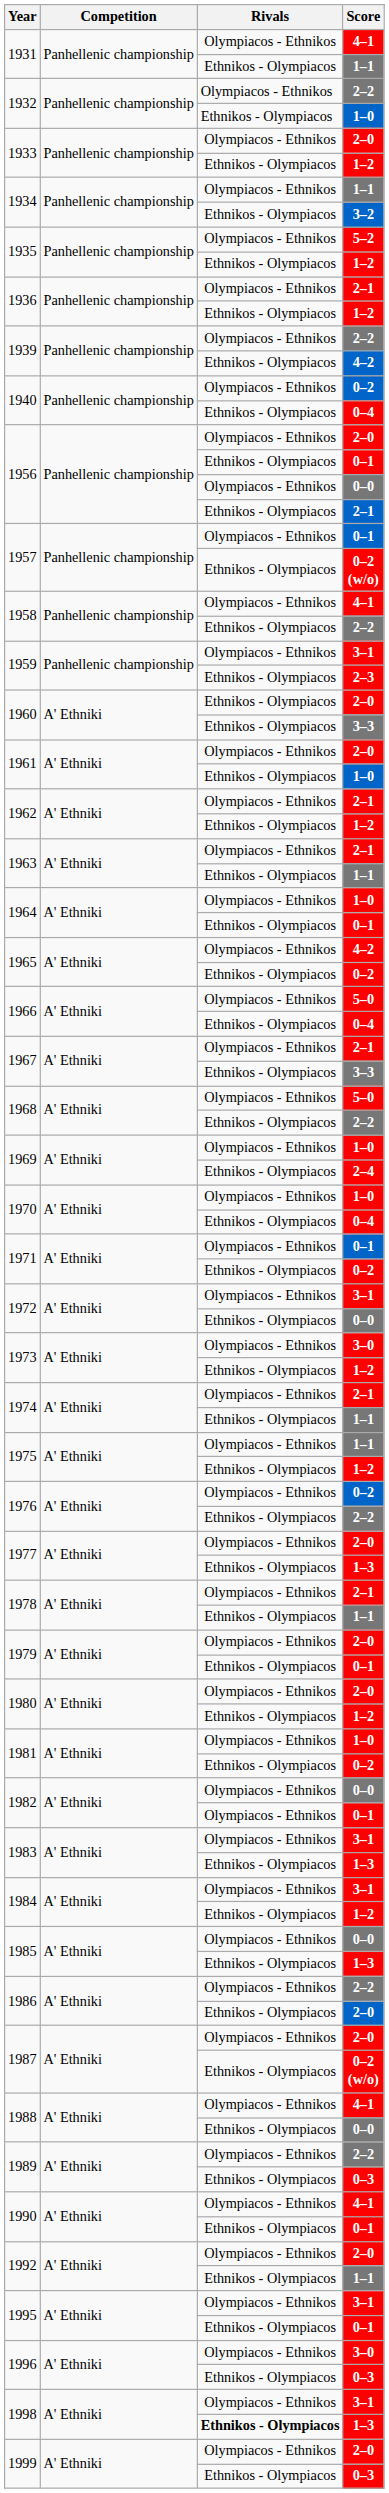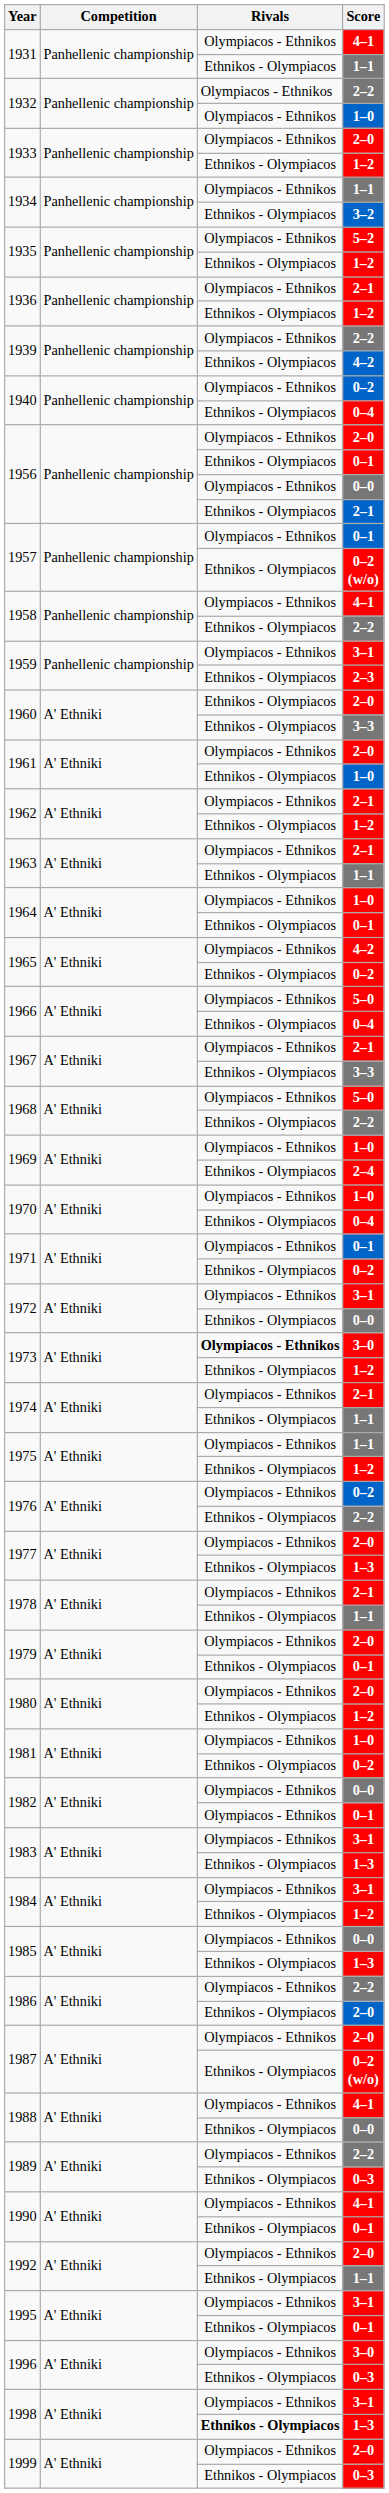(267, 115) Ethnikos - Olympiacos -> (270, 115) Olympiacos - Ethnikos
(270, 1345) normal -> (270, 1345) bold
